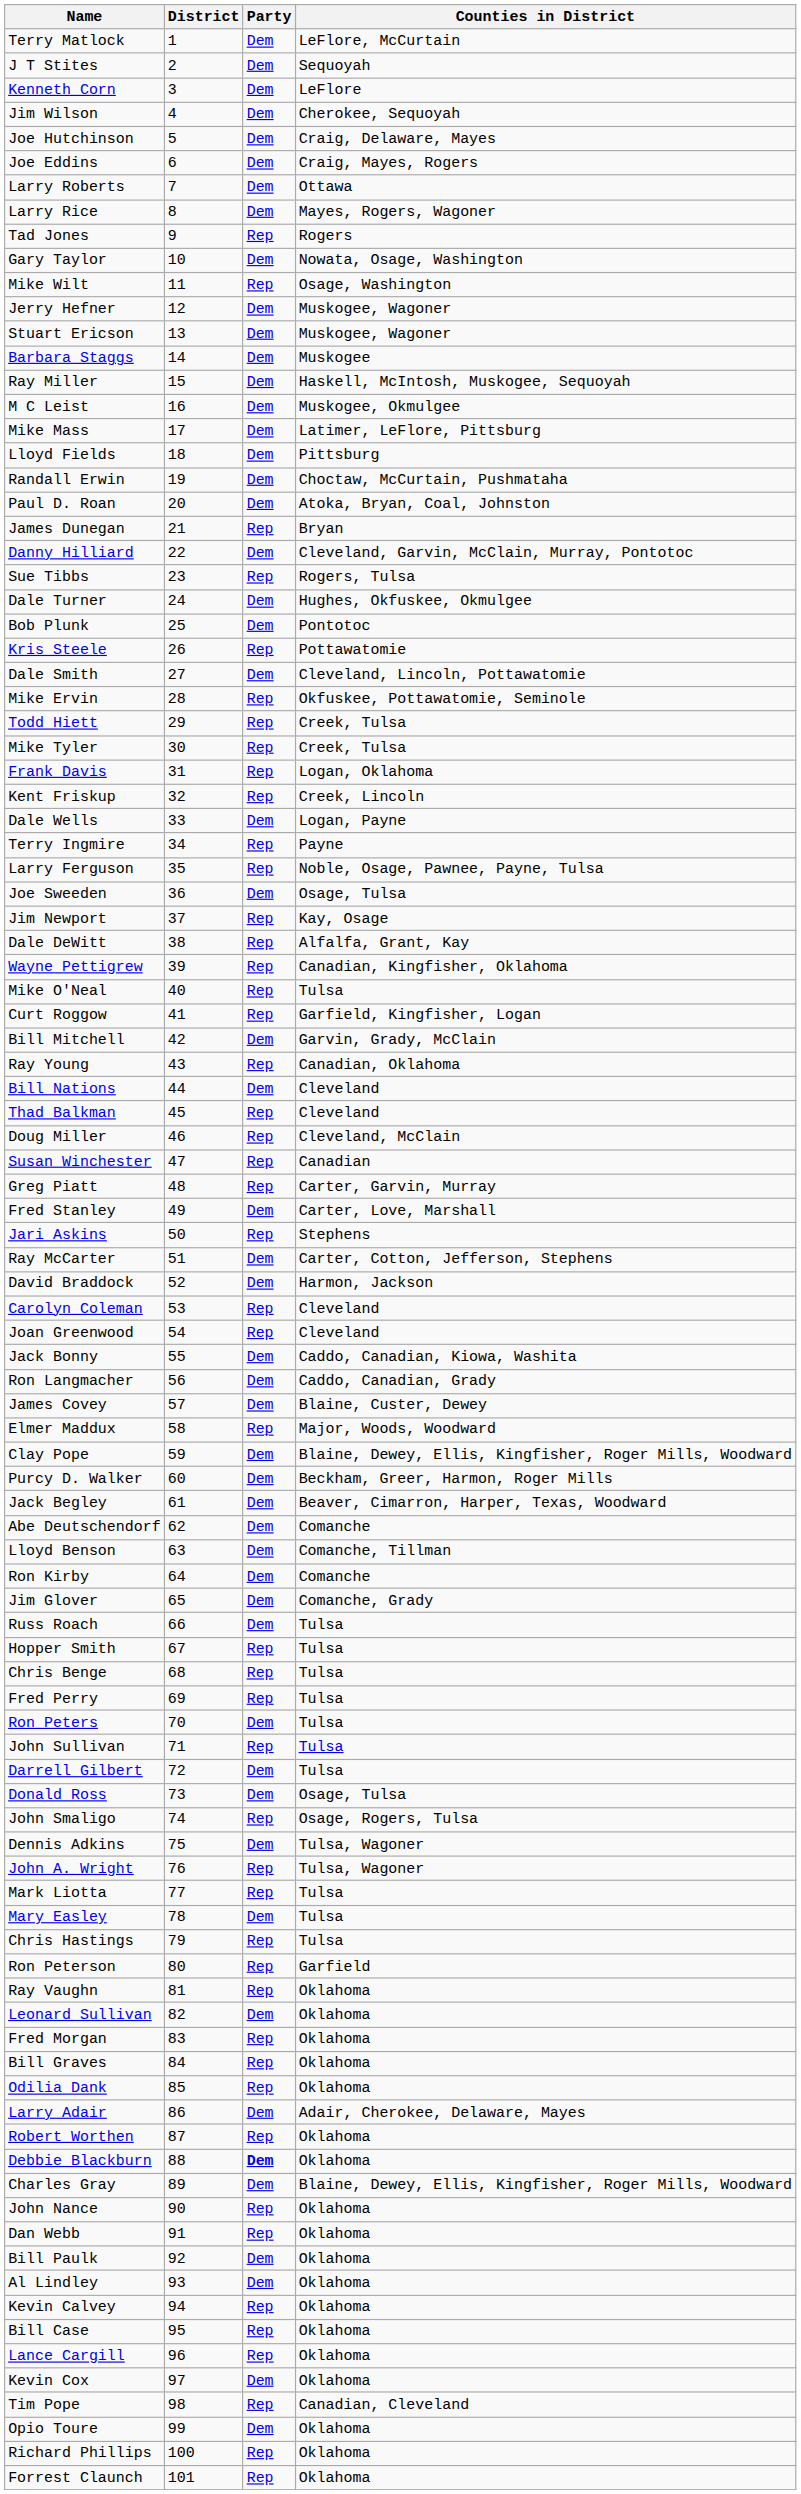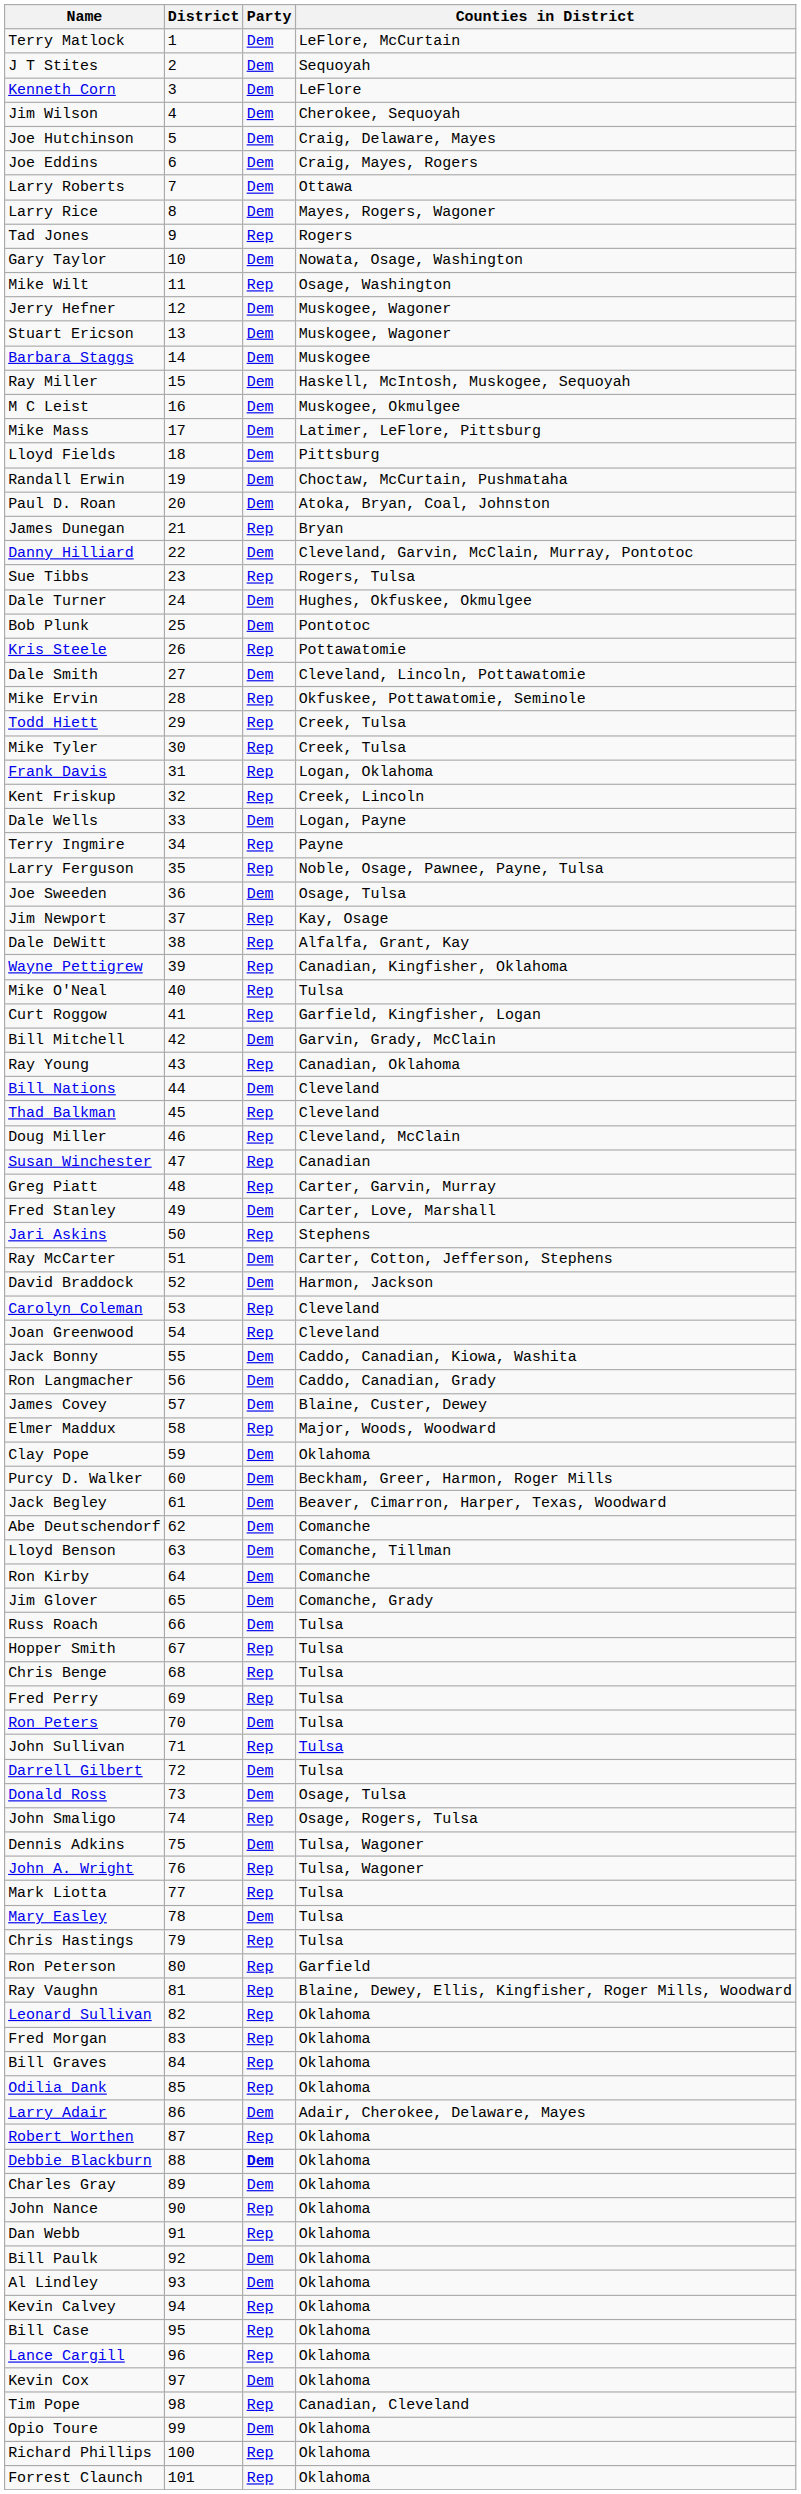(545, 1454) Blaine, Dewey, Ellis, Kingfisher, Roger Mills, Woodward -> (335, 1454) Oklahoma
(335, 1990) Oklahoma -> (545, 1990) Blaine, Dewey, Ellis, Kingfisher, Roger Mills, Woodward
(260, 2015) Dem -> (260, 2015) Rep
(545, 2185) Blaine, Dewey, Ellis, Kingfisher, Roger Mills, Woodward -> (335, 2185) Oklahoma
